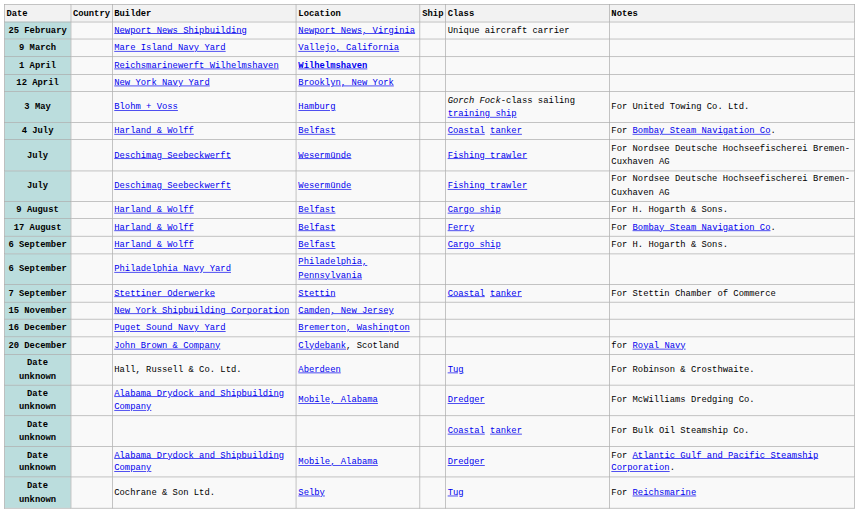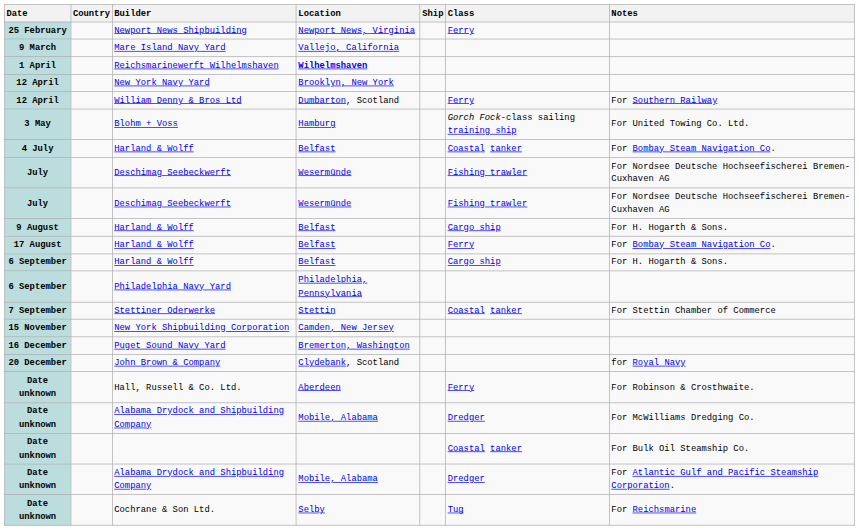(509, 30) Unique aircraft carrier -> (461, 30) Ferry
+ row: (38, 100)
(456, 370) Tug -> (461, 387) Ferry
